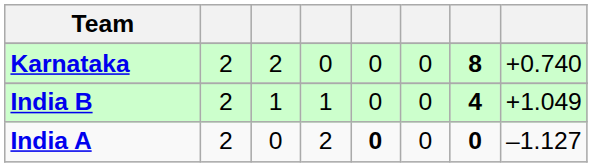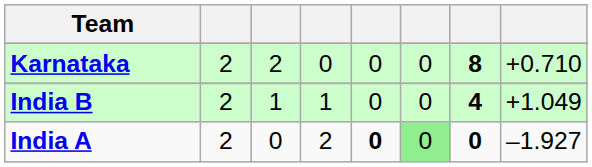(544, 63) +0.740 -> (544, 63) +0.710
(425, 141) no background -> (425, 141) lightgreen background
(544, 141) –1.127 -> (544, 141) –1.927
